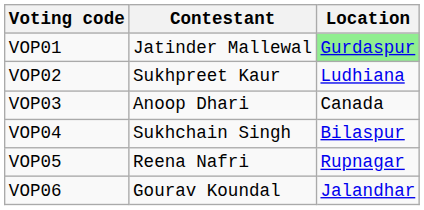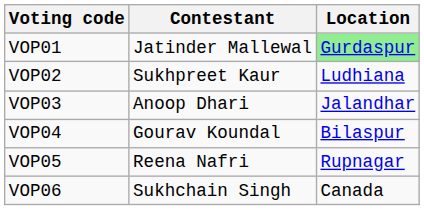(352, 105) Canada -> (368, 105) Jalandhar
(212, 133) Sukhchain Singh -> (207, 133) Gourav Koundal
(207, 191) Gourav Koundal -> (212, 191) Sukhchain Singh
(368, 191) Jalandhar -> (352, 191) Canada
